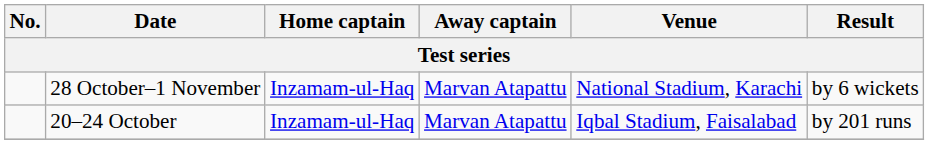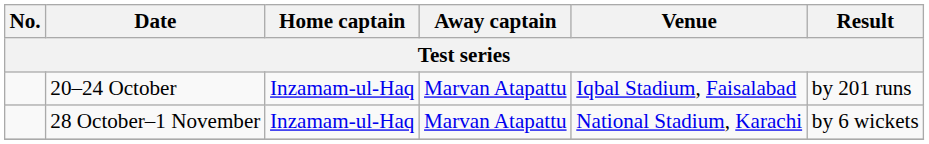rows swapped: (113, 121) <-> (155, 88)
